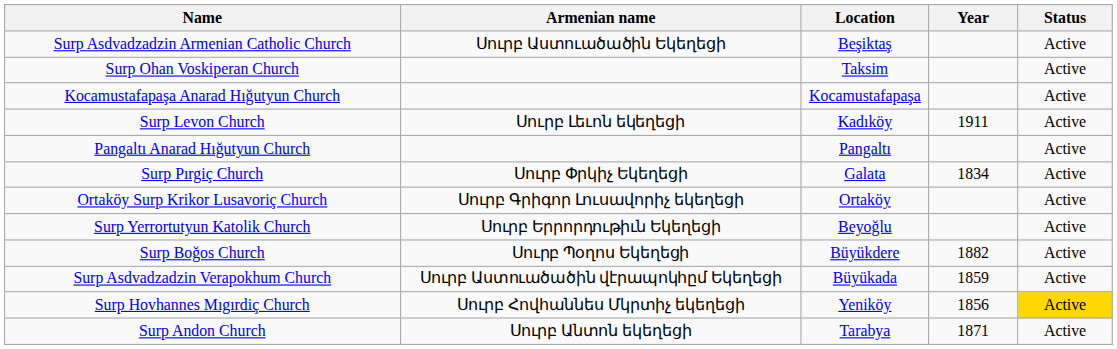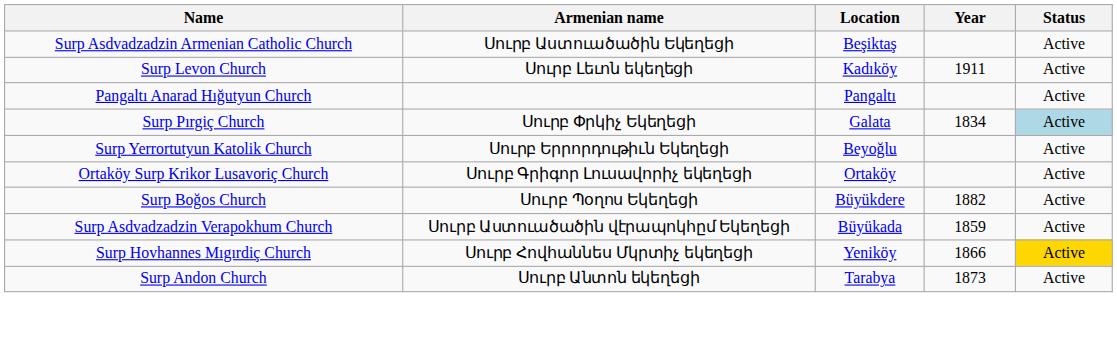- row: (202, 70)
- row: (202, 96)
(1065, 174) no background -> (1064, 122) lightblue background
rows swapped: (202, 200) <-> (202, 226)
(973, 305) 1856 -> (970, 253) 1866
(973, 331) 1871 -> (970, 279) 1873
